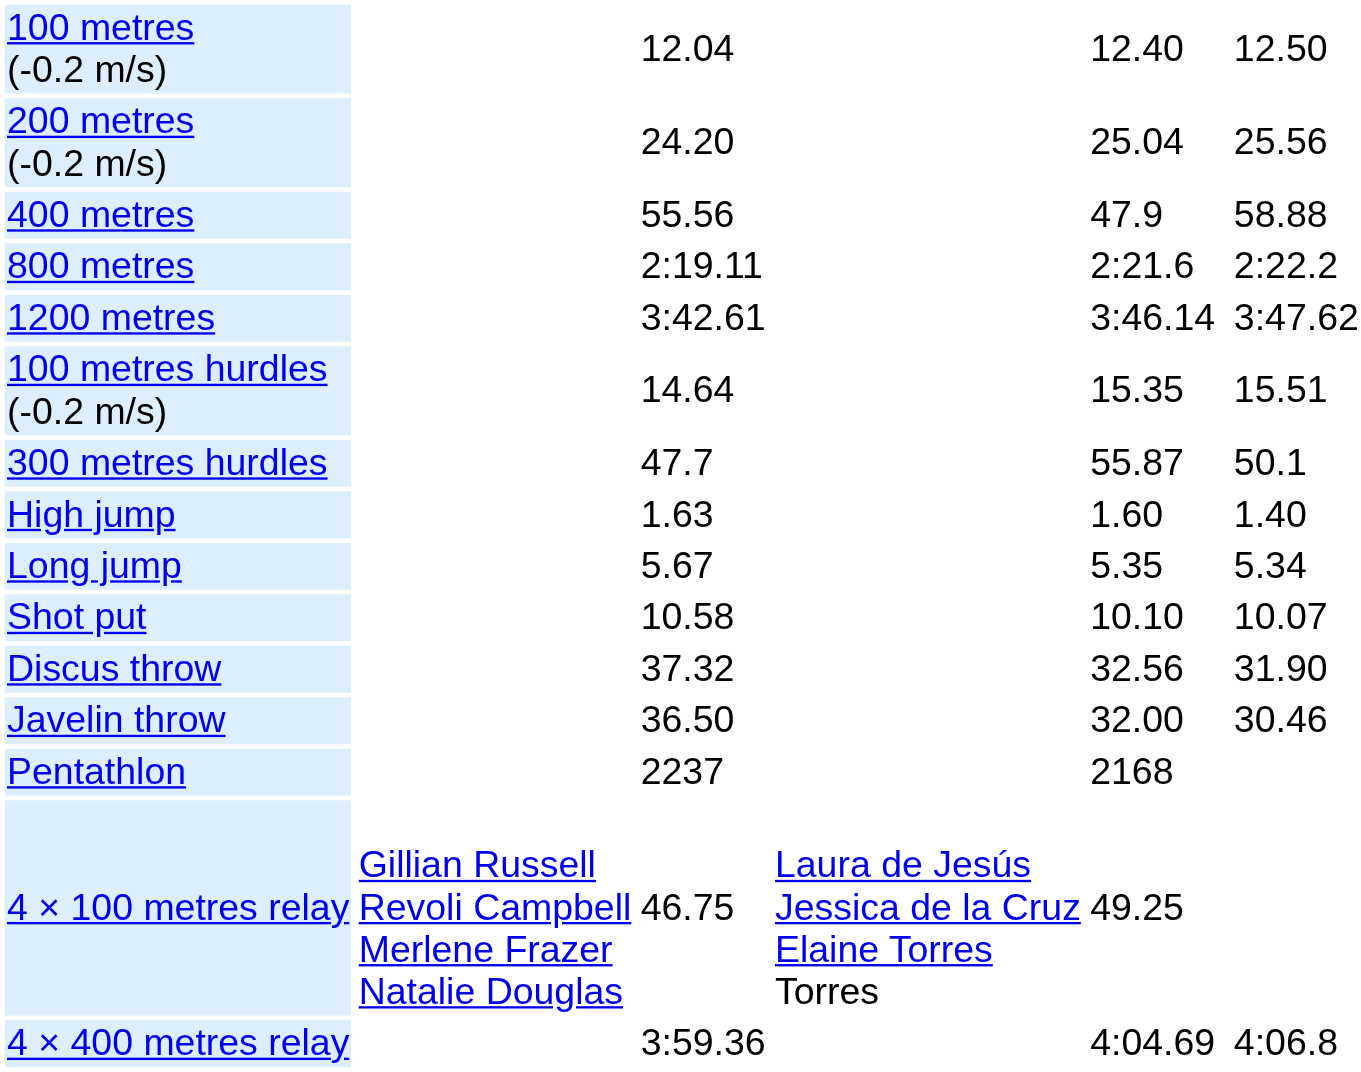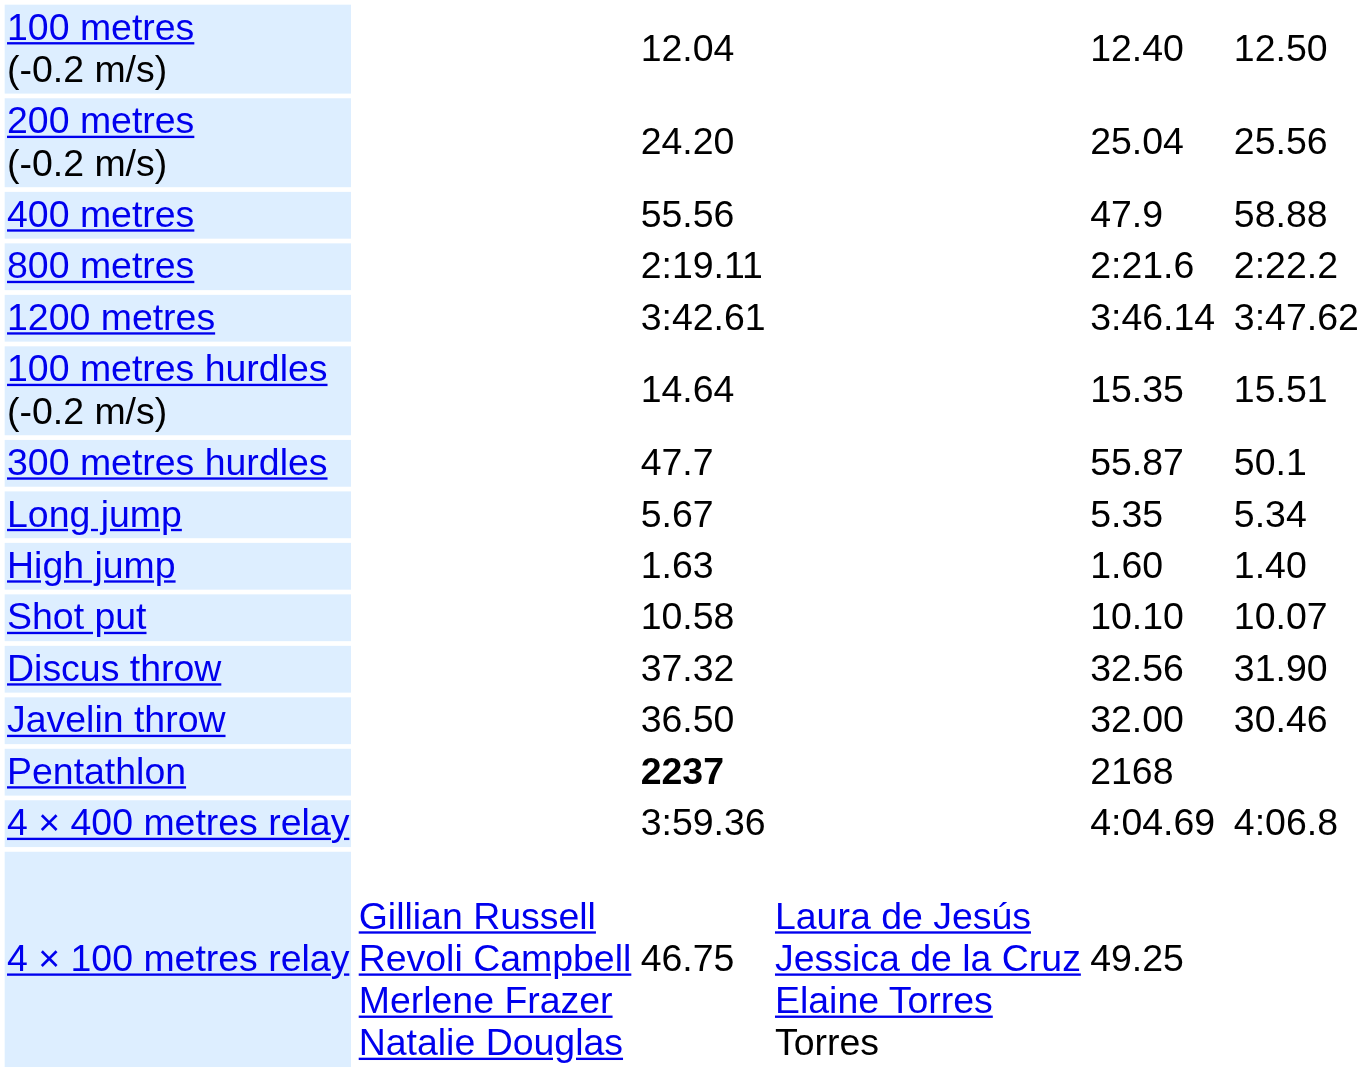rows swapped: (91, 514) <-> (94, 565)
(682, 771) normal -> (682, 771) bold
rows swapped: (178, 907) <-> (178, 1042)
